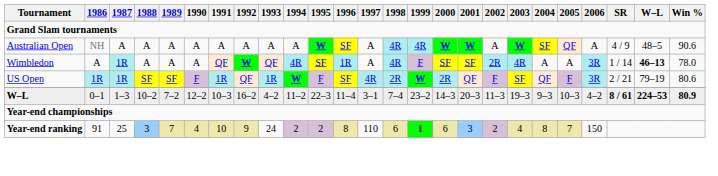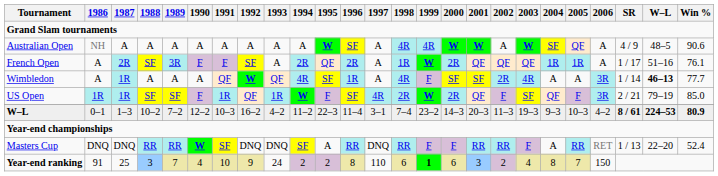+ row: (33, 63)
(687, 63) 78.0 -> (696, 79) 77.7
(687, 79) 80.6 -> (696, 96) 85.0
+ row: (32, 146)
